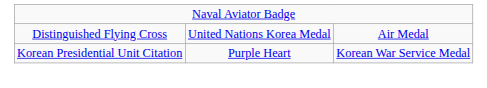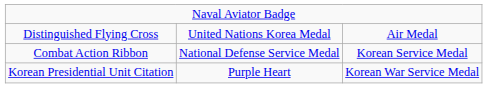+ row: (91, 53)
